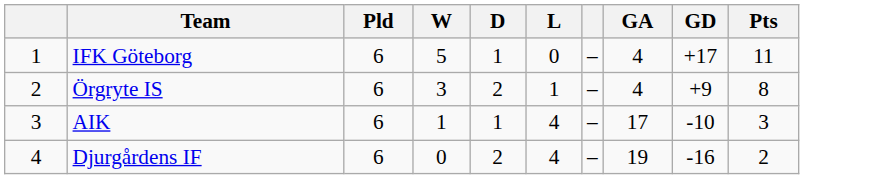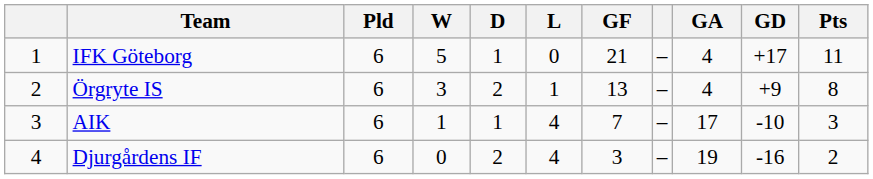+ column: (617, 21)
